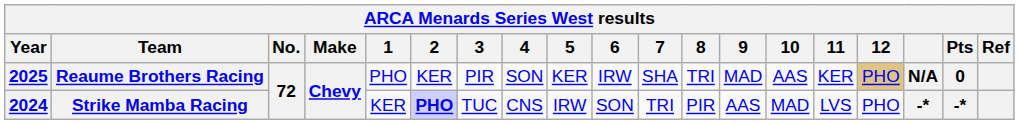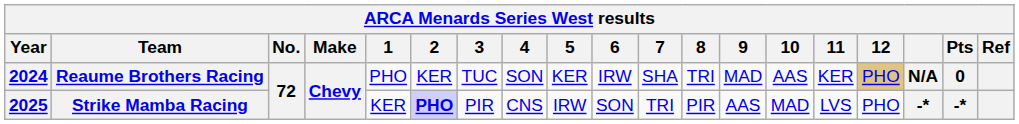(28, 76) 2025 -> (28, 76) 2024
(479, 76) PIR -> (479, 76) TUC
(28, 105) 2024 -> (28, 105) 2025
(479, 105) TUC -> (479, 105) PIR
